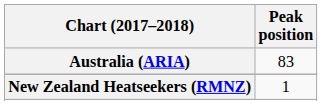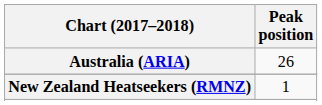(286, 61) 83 -> (286, 61) 26
